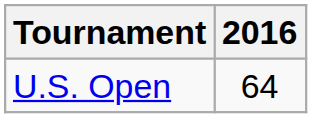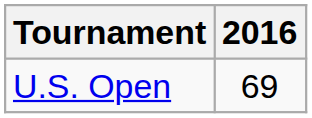(260, 86) 64 -> (260, 86) 69
